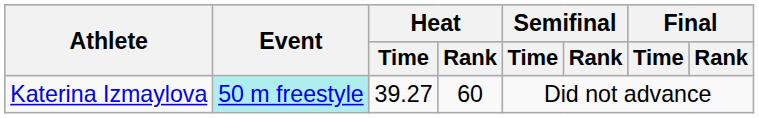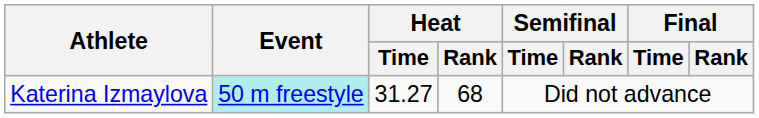(404, 95) 39.27 -> (404, 95) 31.27
(470, 95) 60 -> (470, 95) 68
